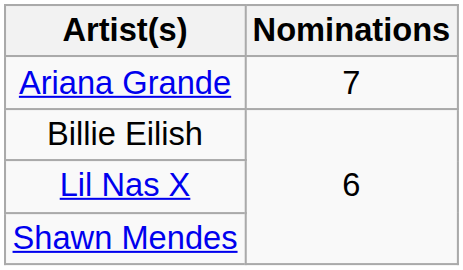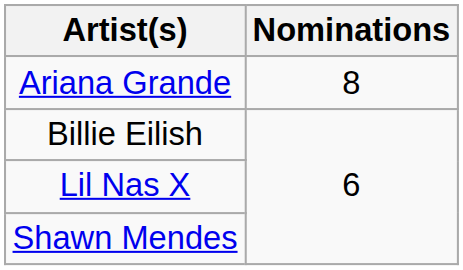(351, 82) 7 -> (351, 82) 8
